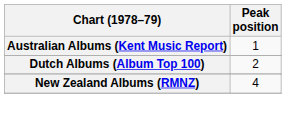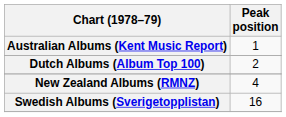+ row: (117, 102)
